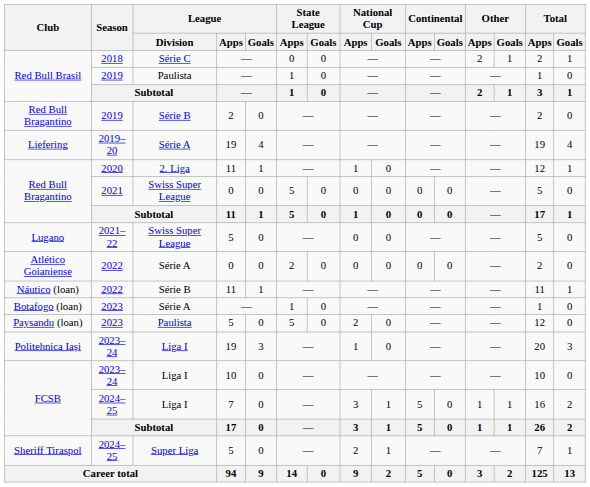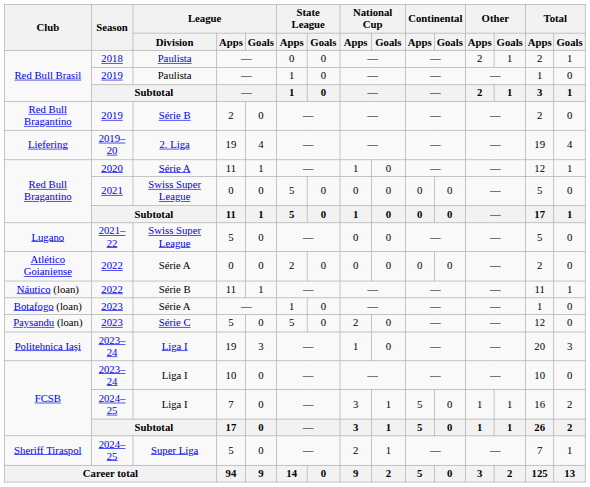(175, 59) Série C -> (175, 59) Paulista
(175, 145) Série A -> (175, 145) 2. Liga
(175, 168) 2. Liga -> (175, 168) Série A
(175, 323) Paulista -> (175, 323) Série C
